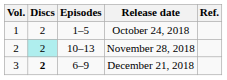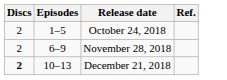- column: (16, 13)
(43, 48) paleturquoise background -> (19, 48) no background
(81, 48) 10–13 -> (57, 48) 6–9
(81, 65) 6–9 -> (57, 65) 10–13
